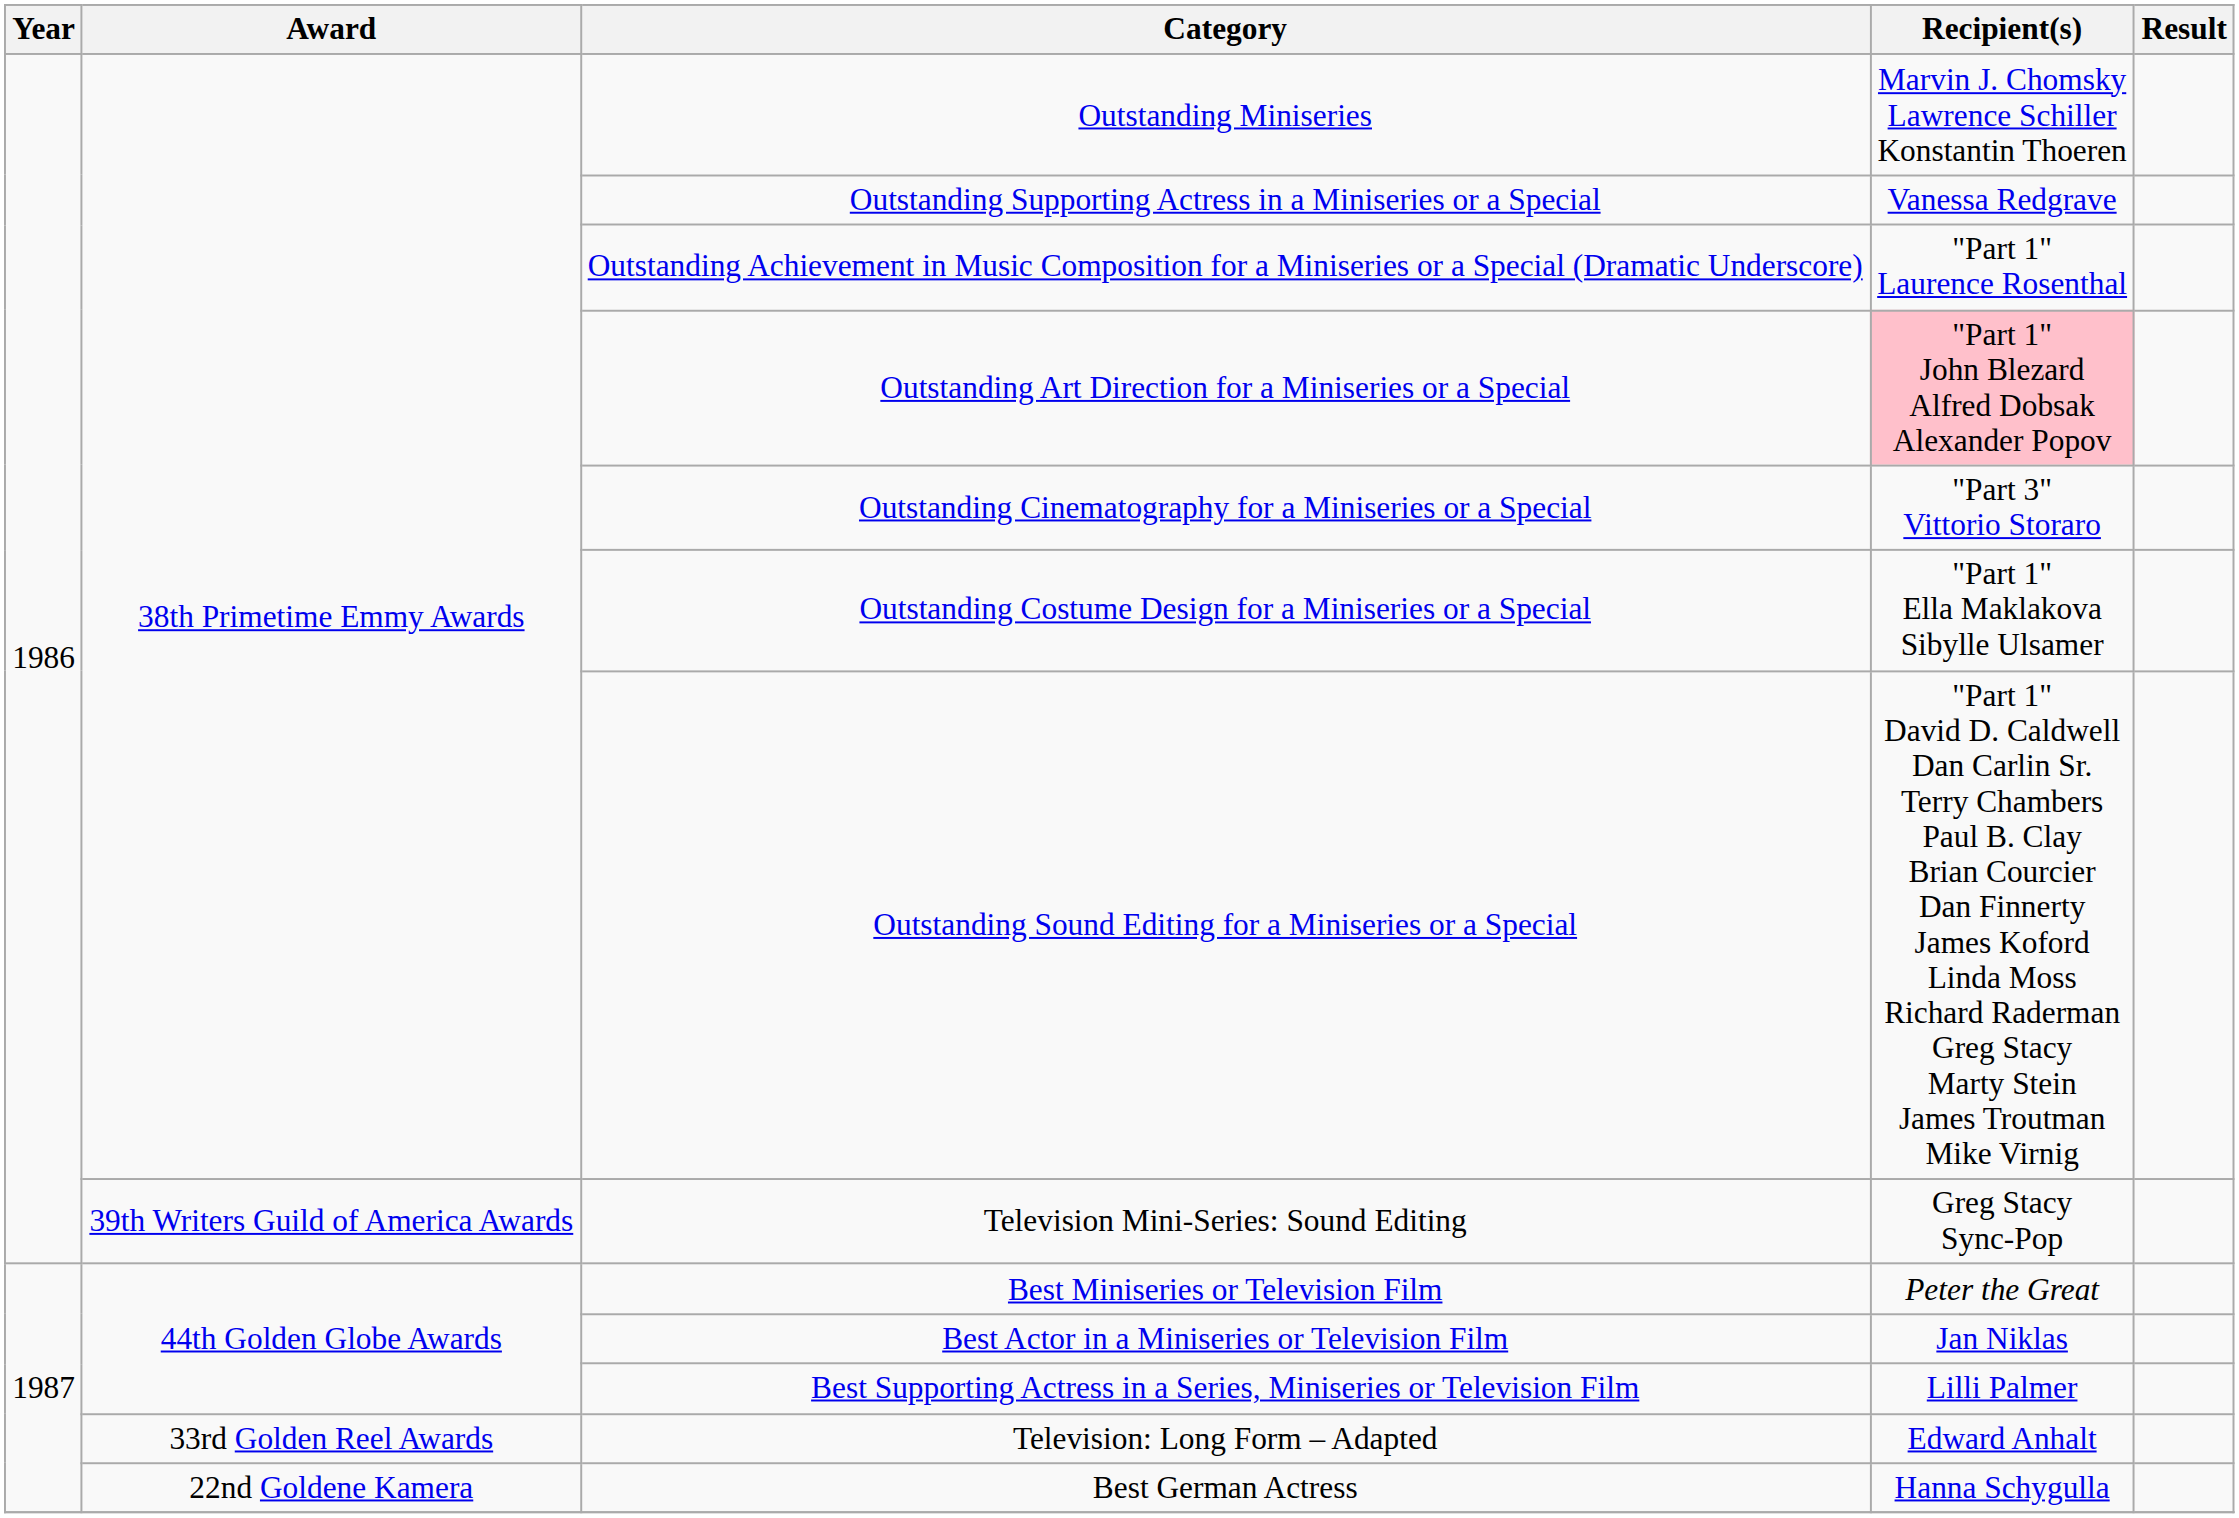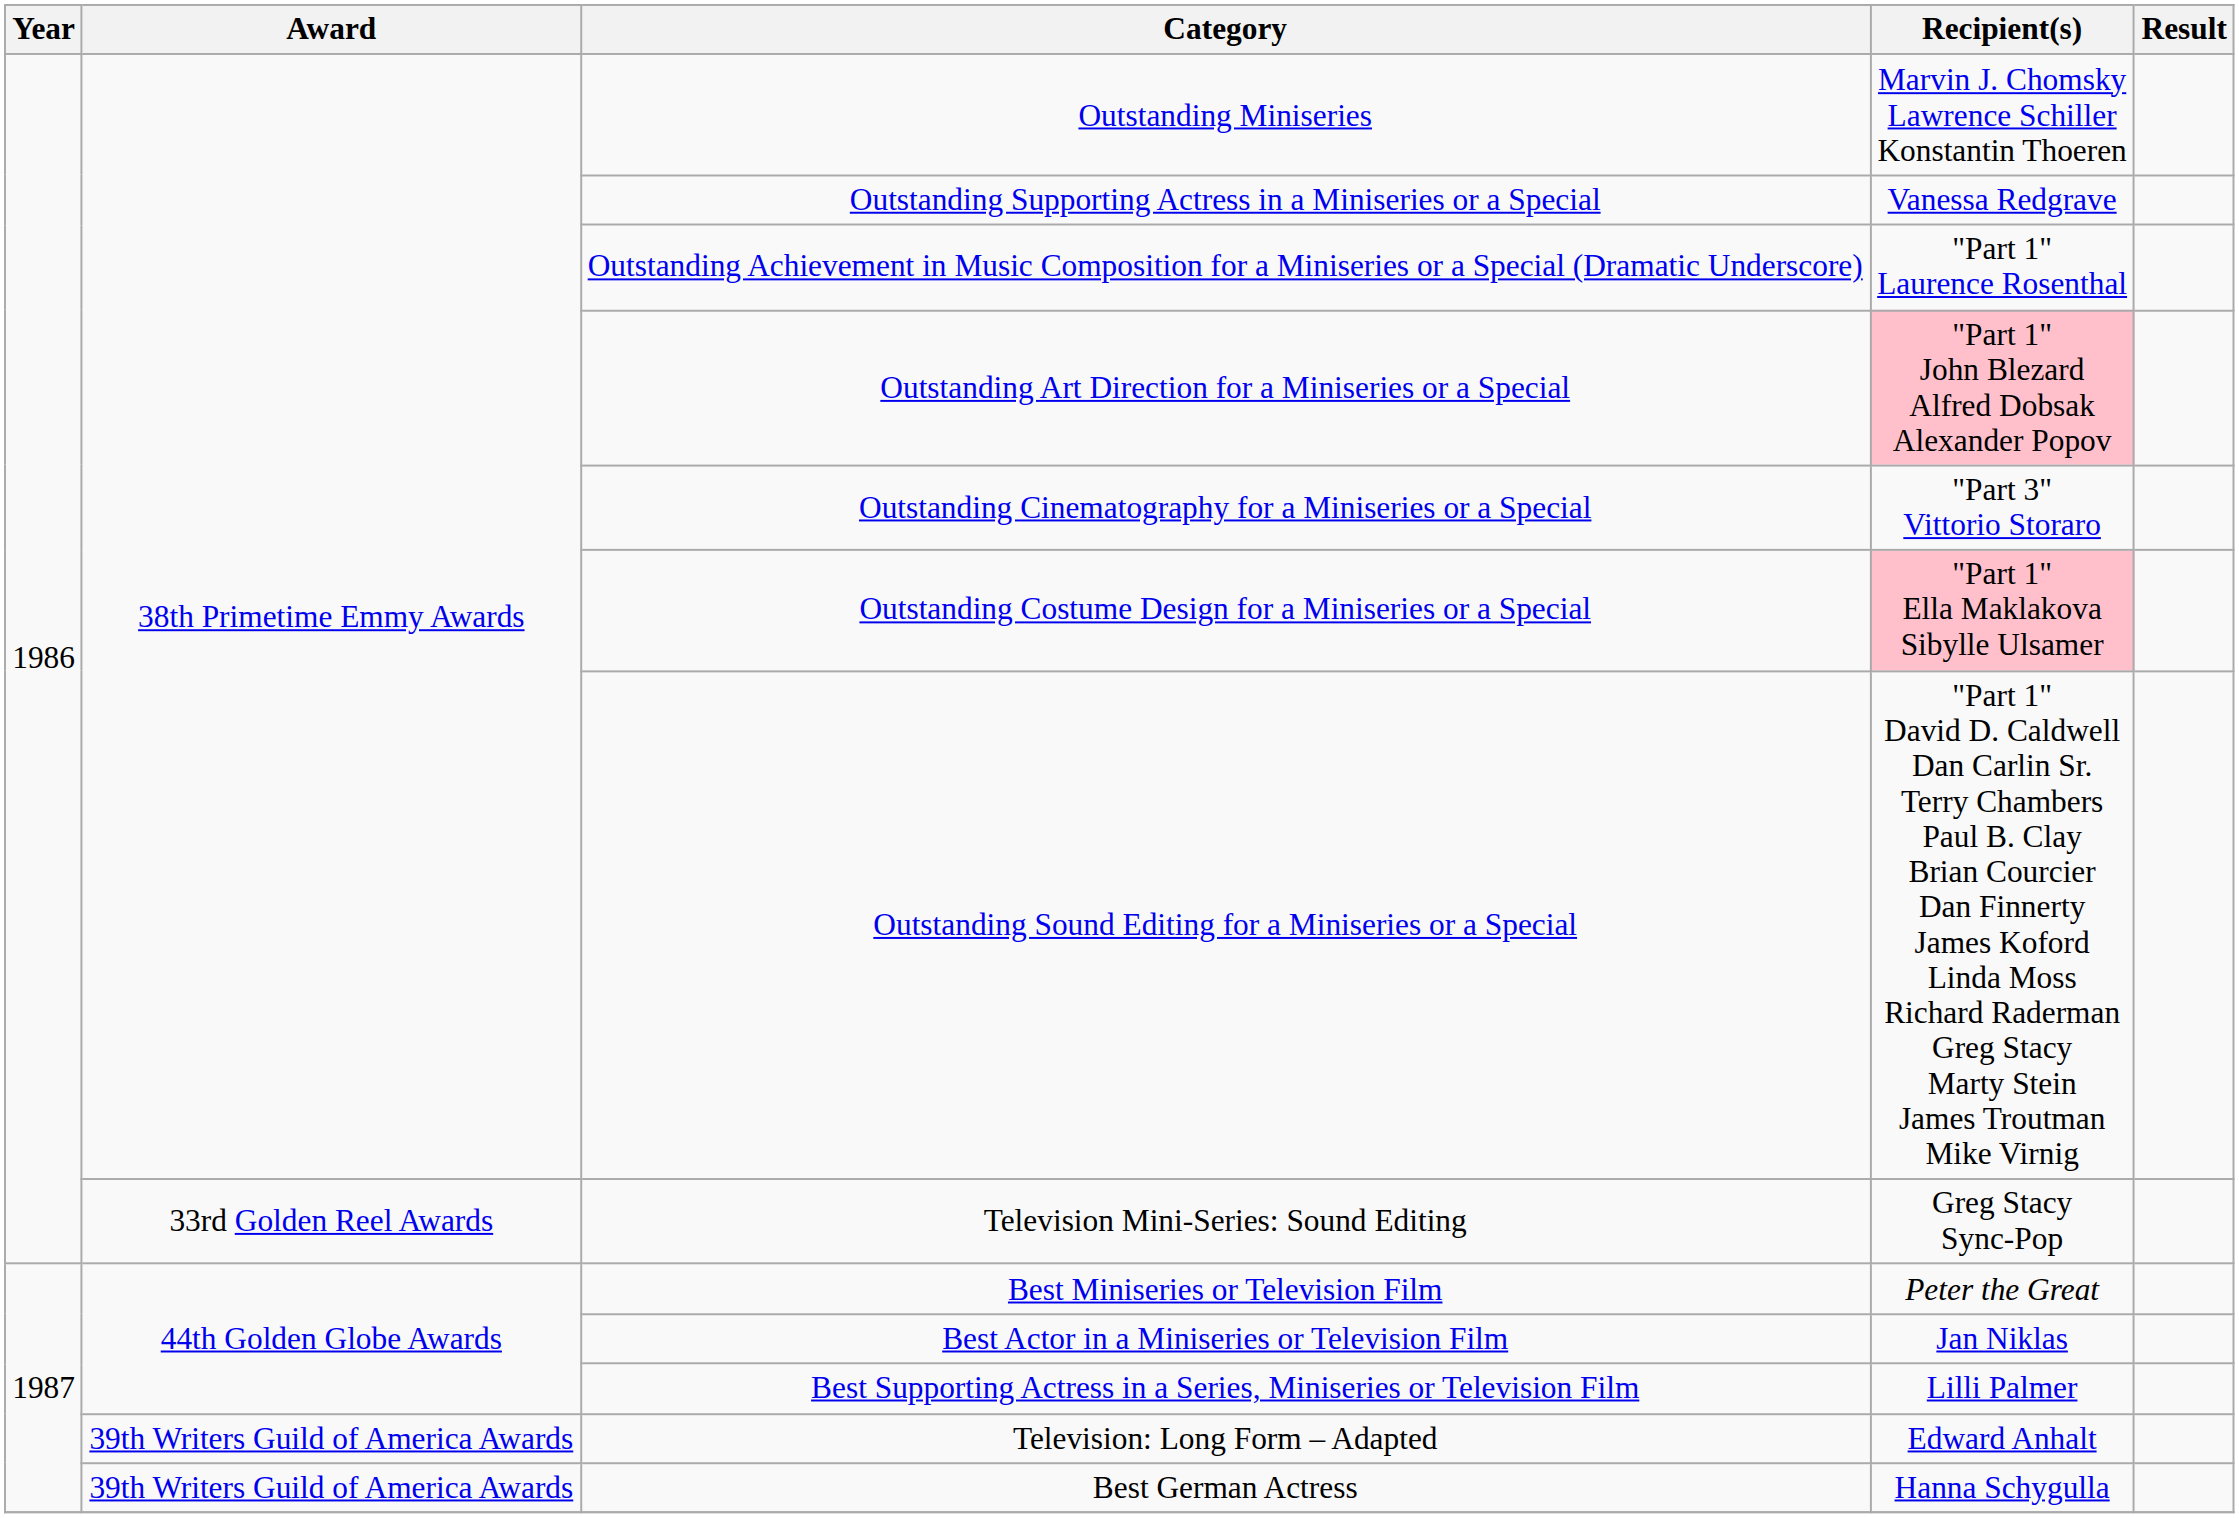(2002, 610) no background -> (2002, 610) pink background
(331, 1221) 39th Writers Guild of America Awards -> (331, 1221) 33rd Golden Reel Awards
(331, 1437) 33rd Golden Reel Awards -> (331, 1437) 39th Writers Guild of America Awards
(331, 1487) 22nd Goldene Kamera -> (331, 1487) 39th Writers Guild of America Awards
